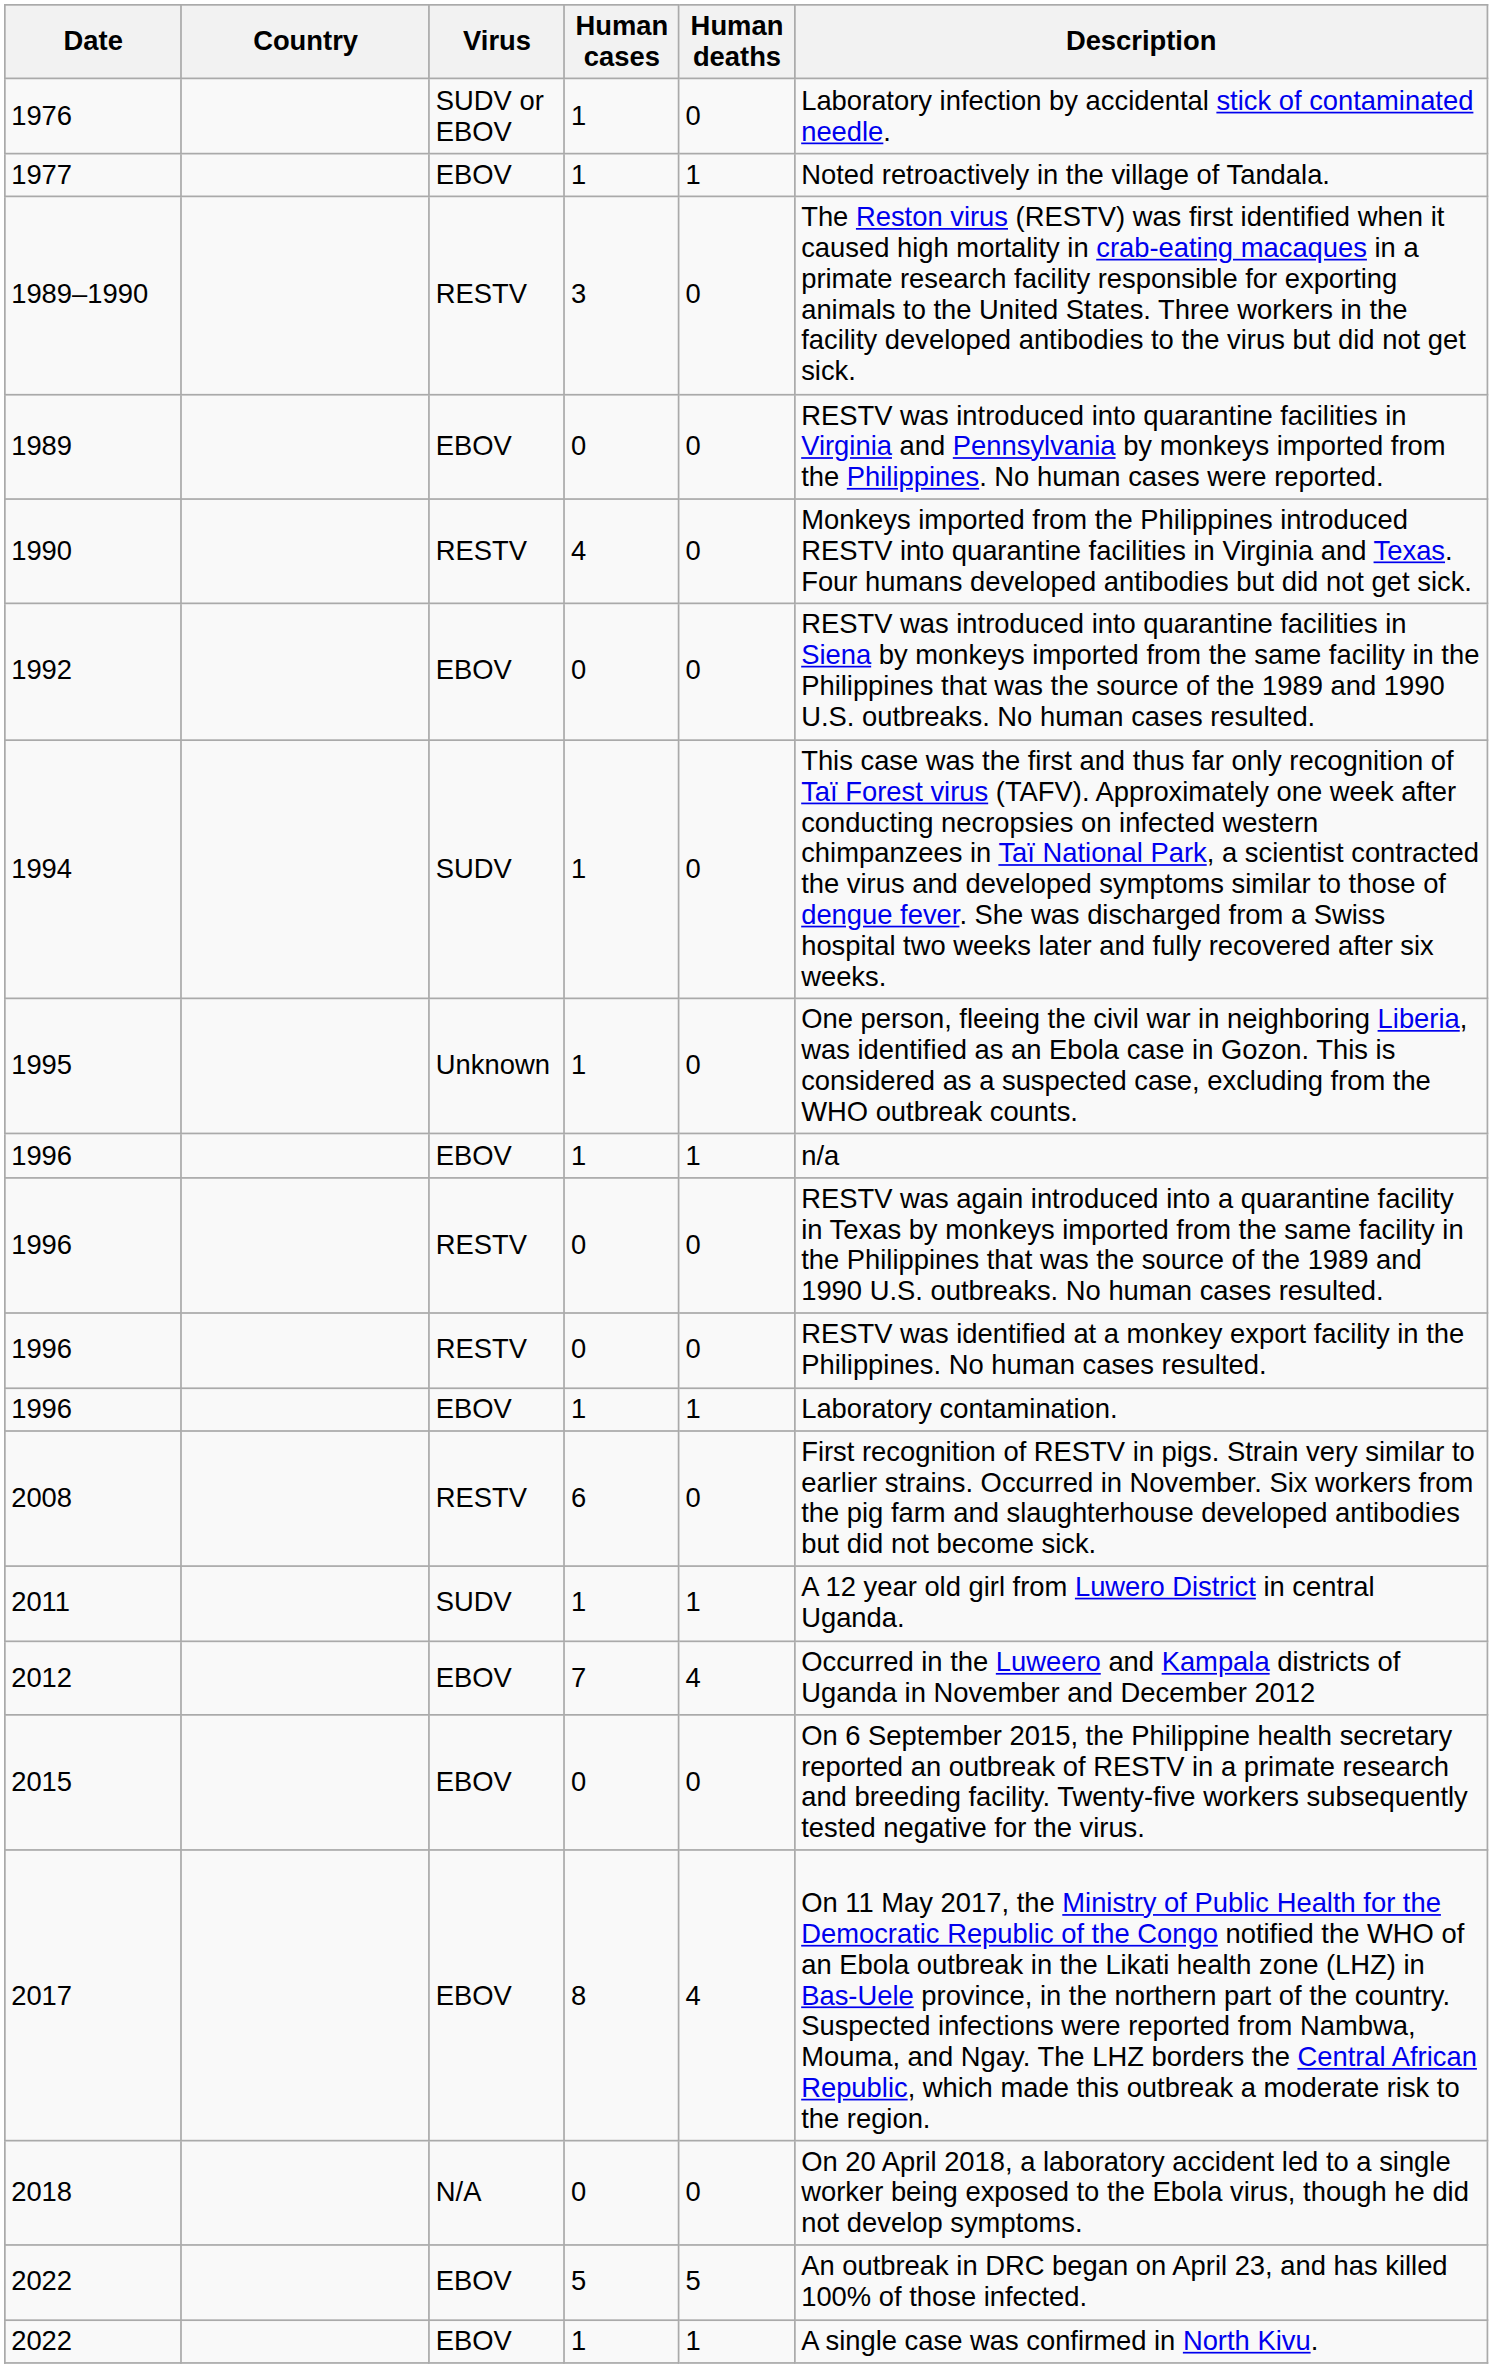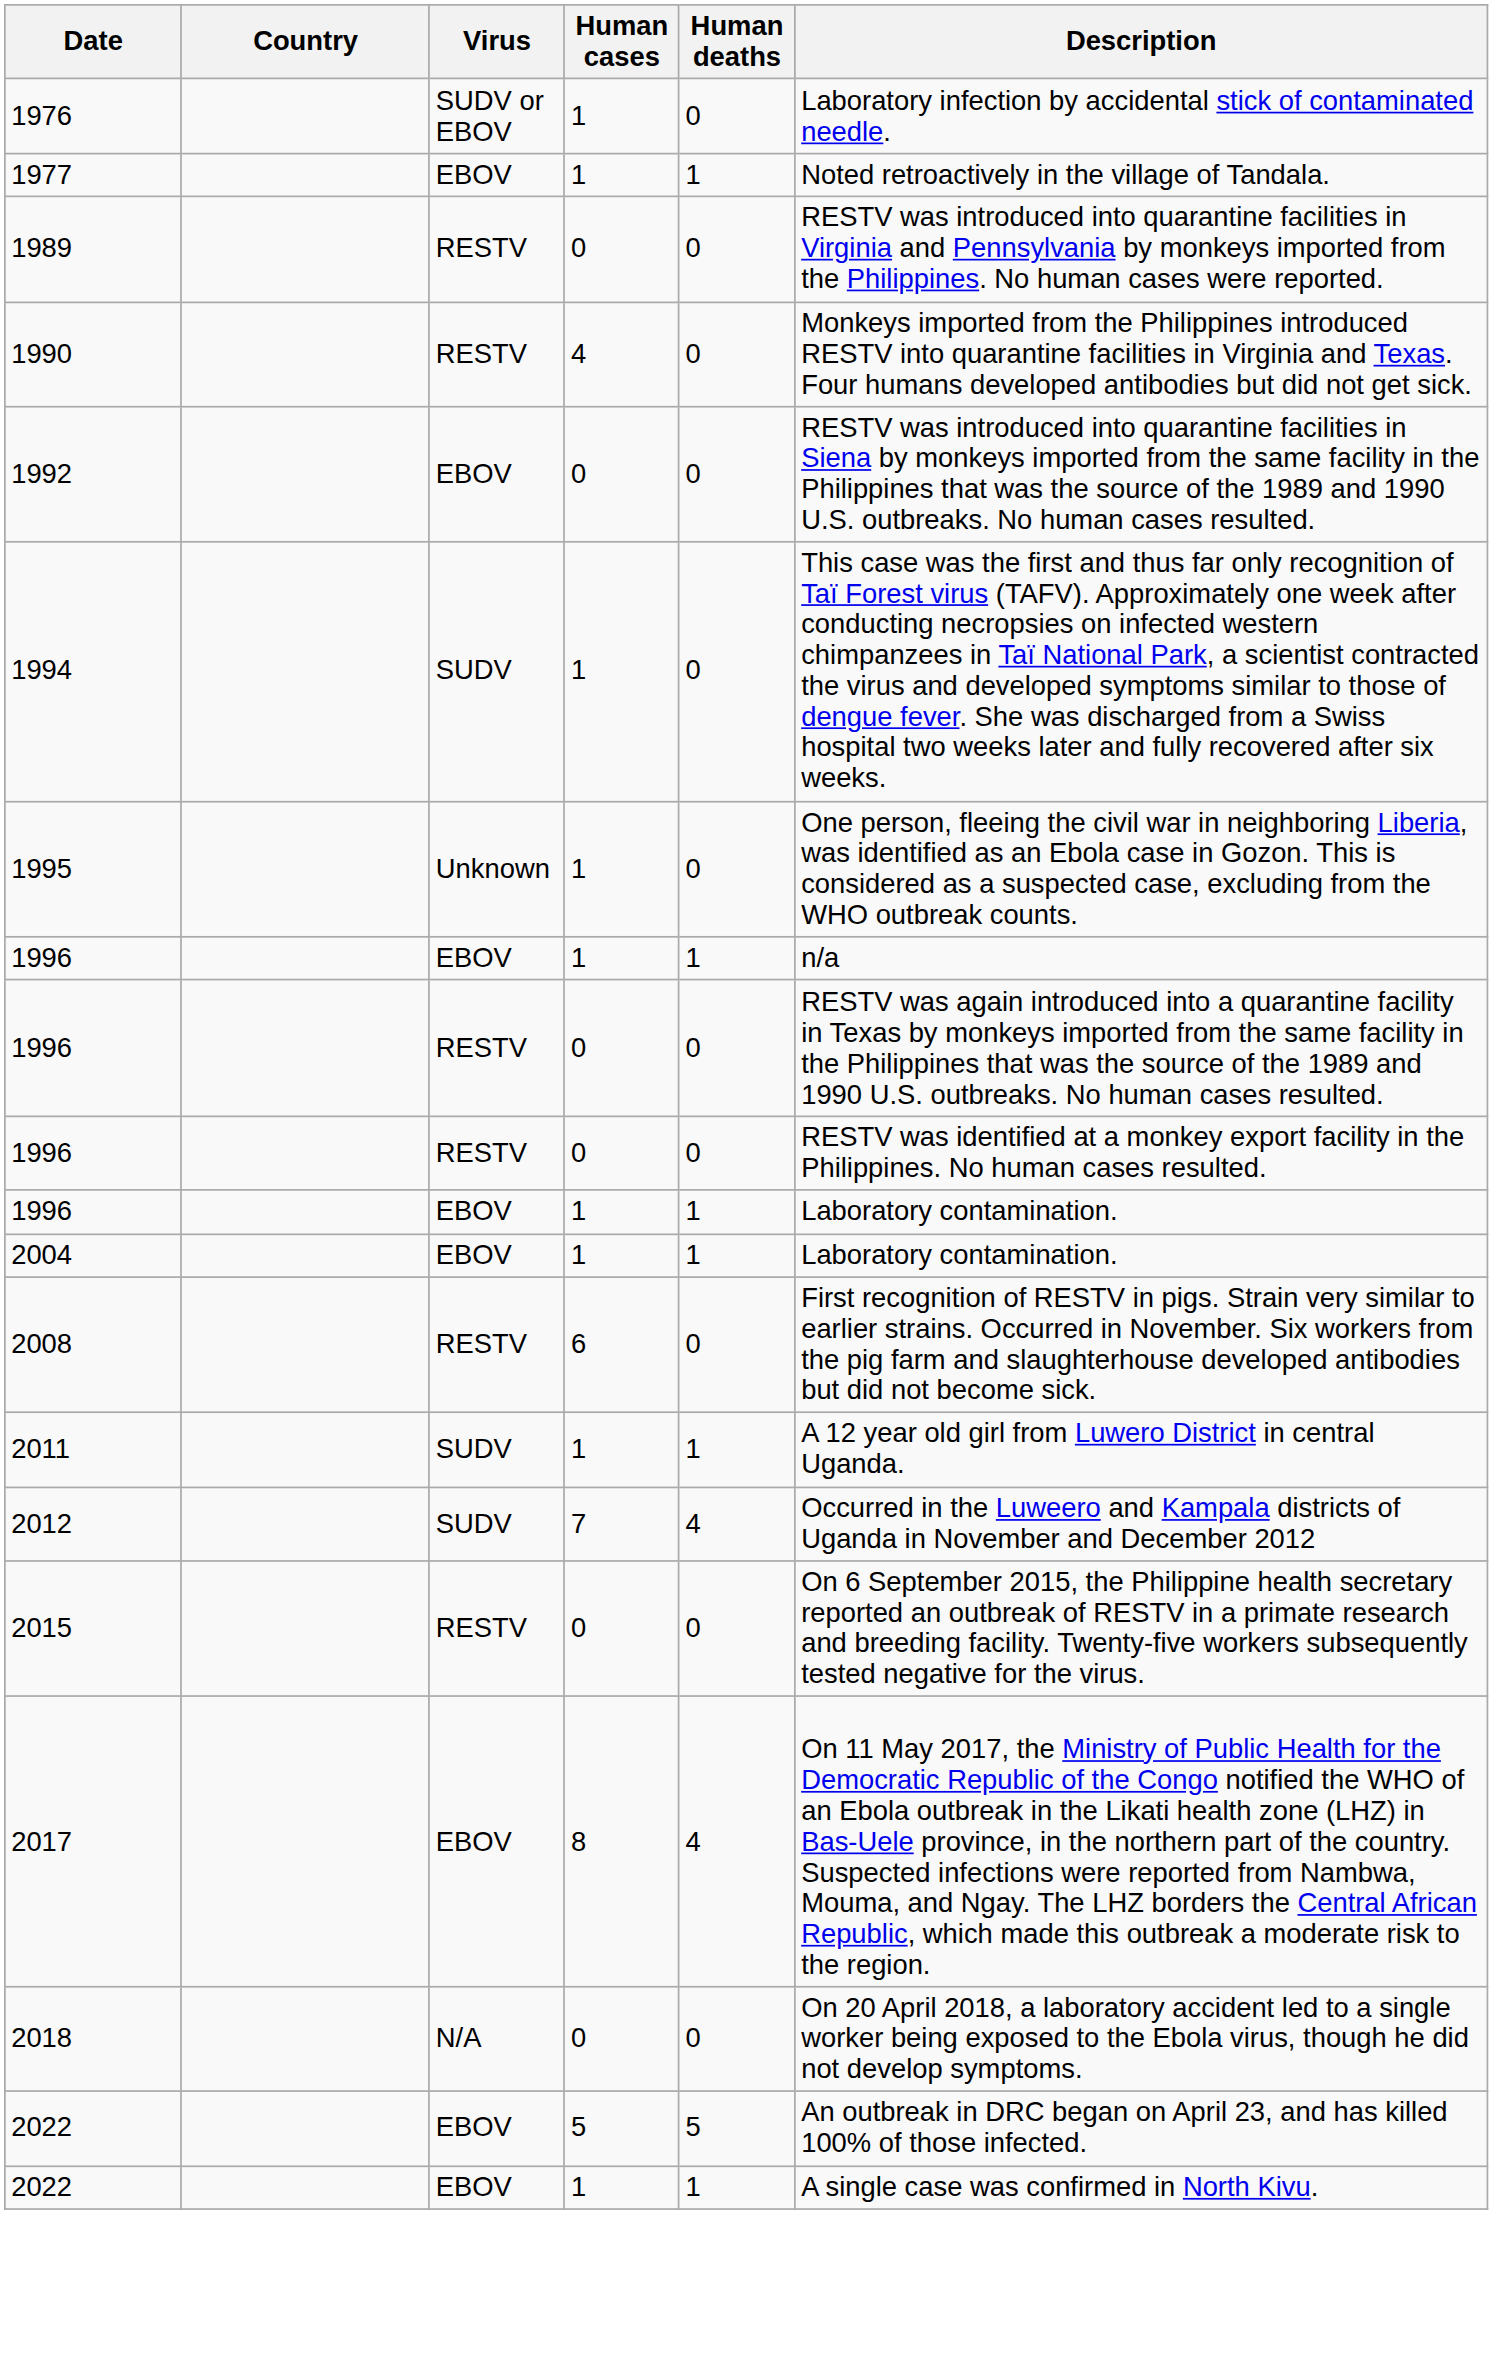- row: (80, 294)
(474, 446) EBOV -> (481, 248) RESTV
+ row: (42, 1254)
(474, 1677) EBOV -> (474, 1523) SUDV
(474, 1782) EBOV -> (481, 1628) RESTV
